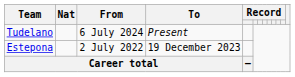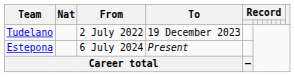(111, 32) 6 July 2024 -> (111, 32) 2 July 2022
(168, 32) Present -> (194, 32) 19 December 2023
(111, 48) 2 July 2022 -> (111, 48) 6 July 2024
(194, 48) 19 December 2023 -> (168, 48) Present
